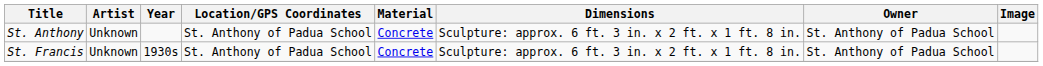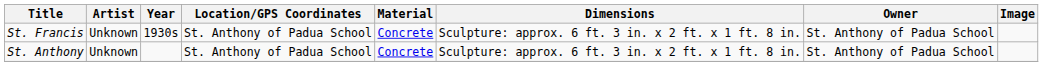rows swapped: (46, 33) <-> (46, 52)
